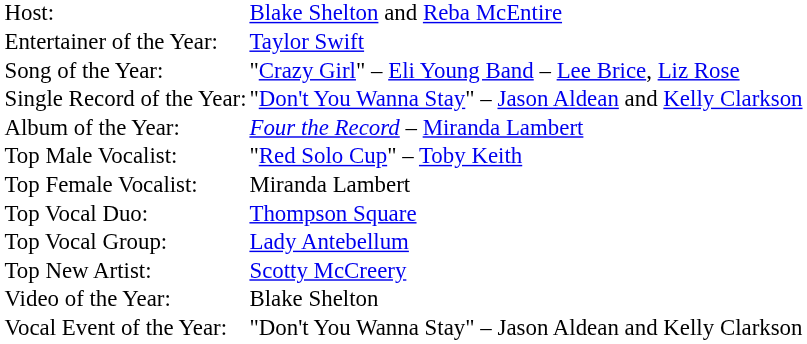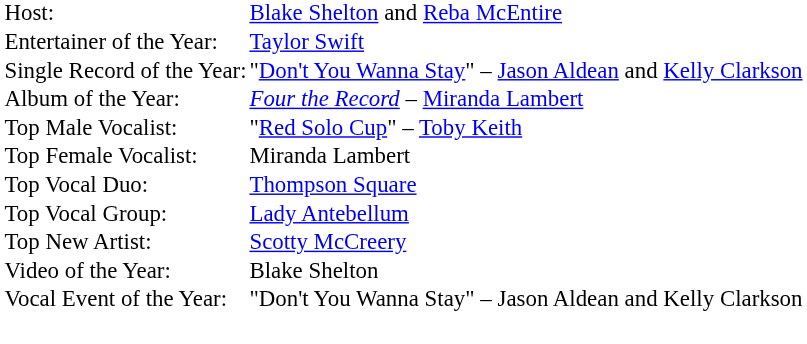- row: (84, 70)
